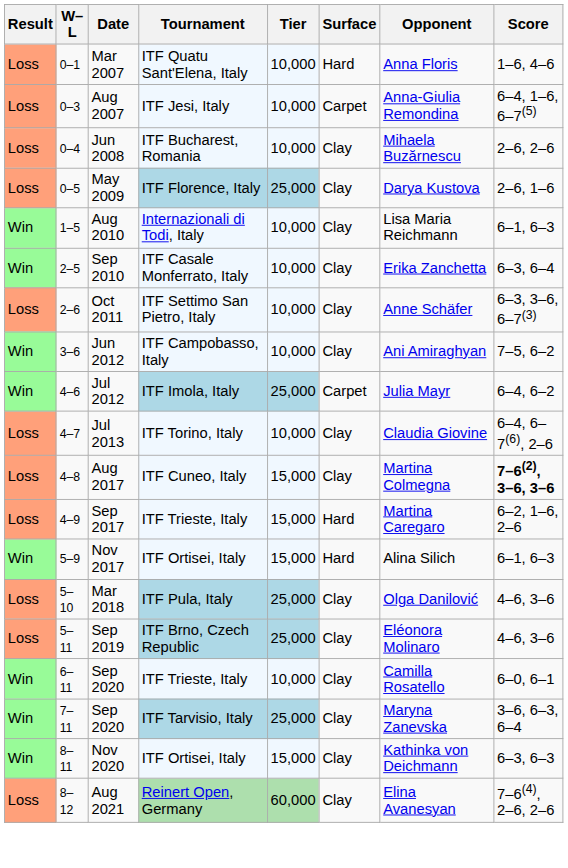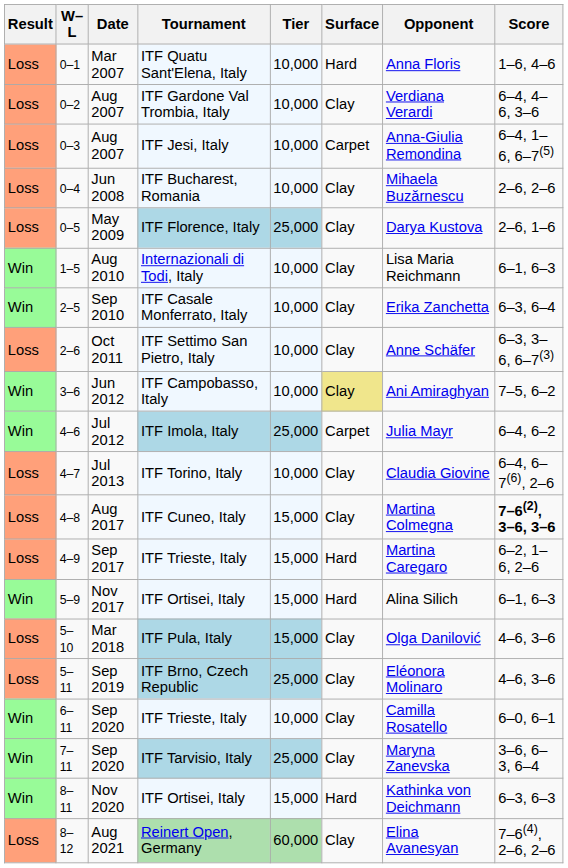+ row: (108, 104)
(337, 351) no background -> (340, 391) khaki background
(293, 599) 25,000 -> (296, 638) 15,000
(337, 758) Clay -> (341, 798) Hard
